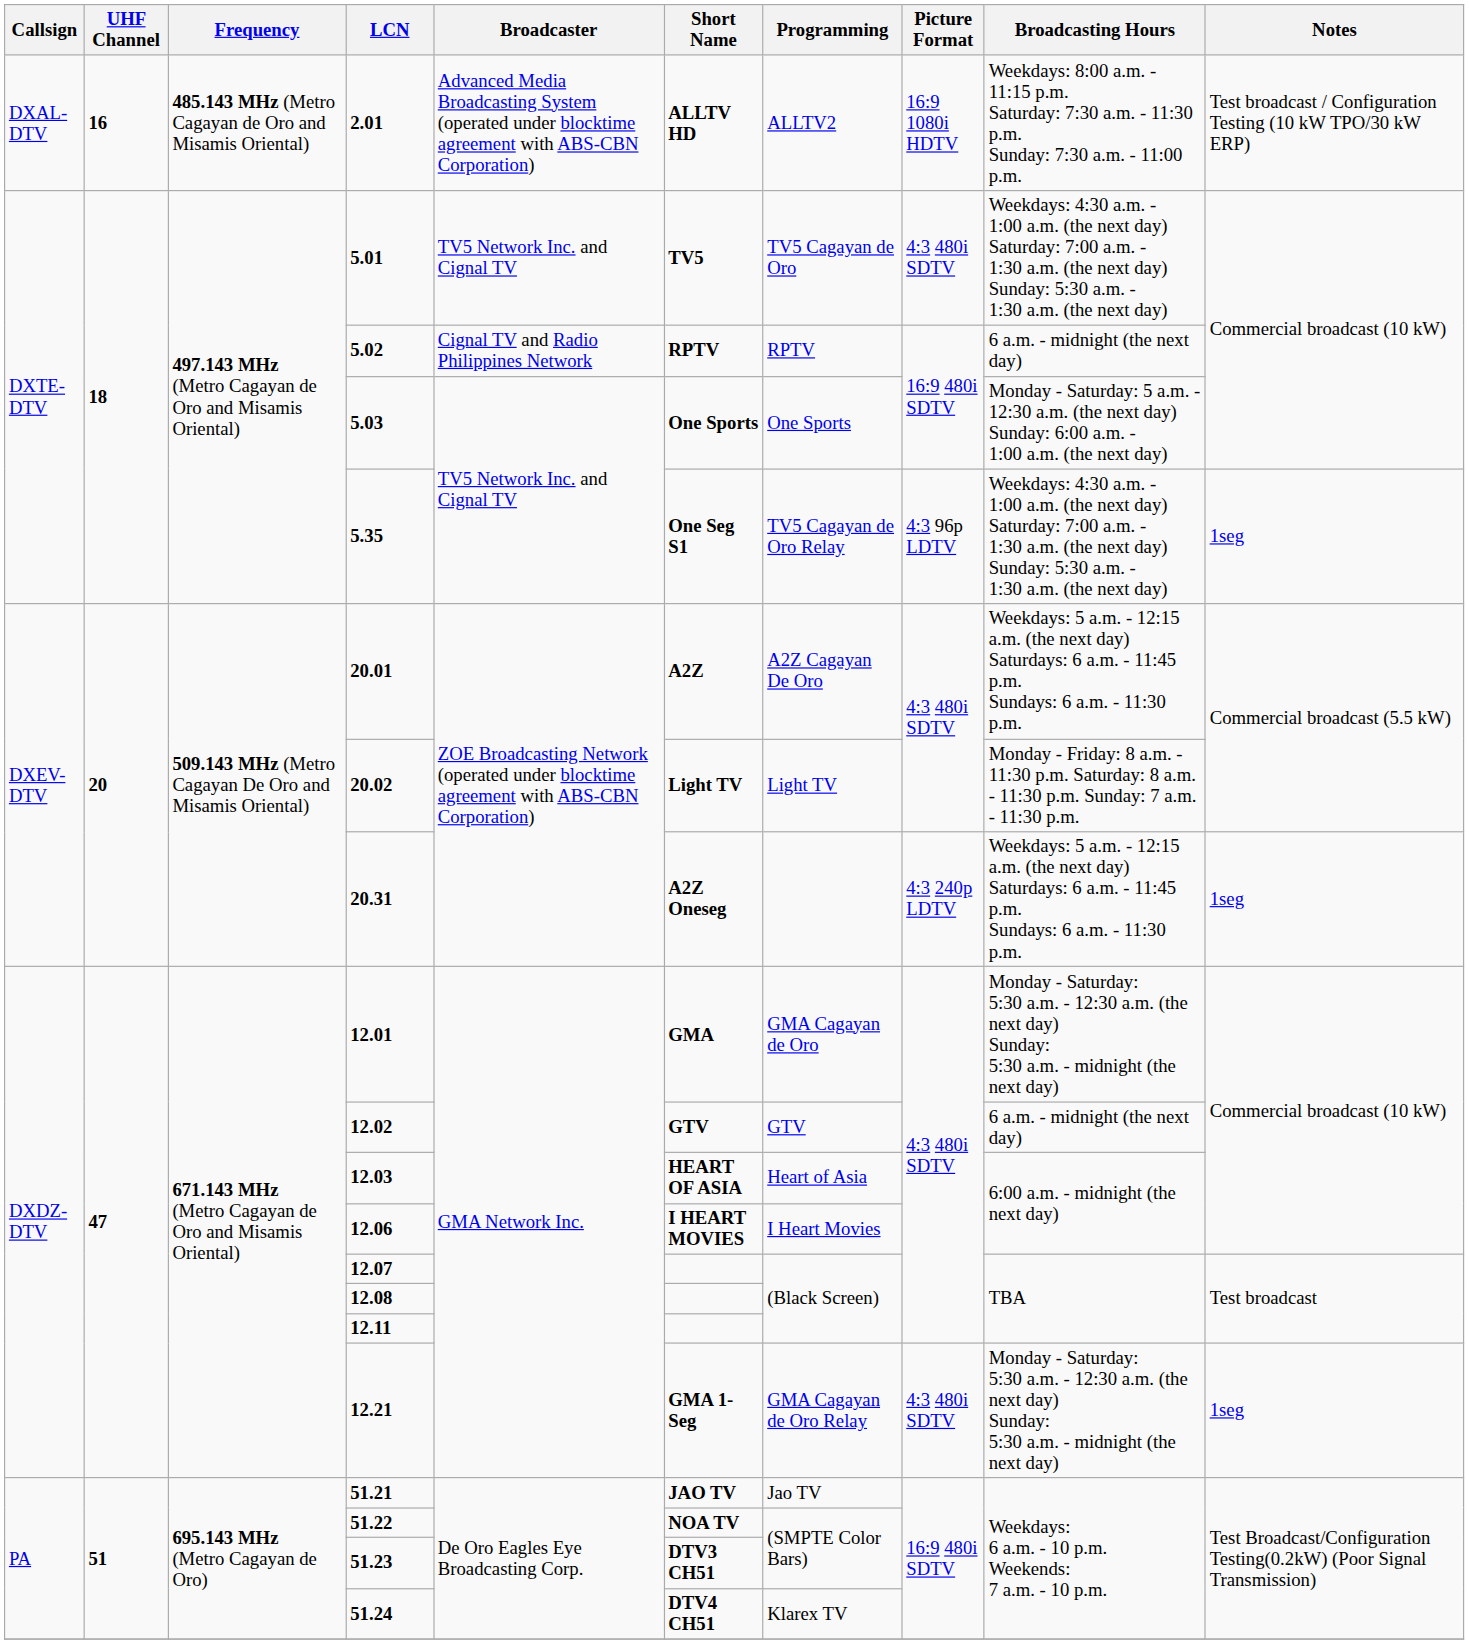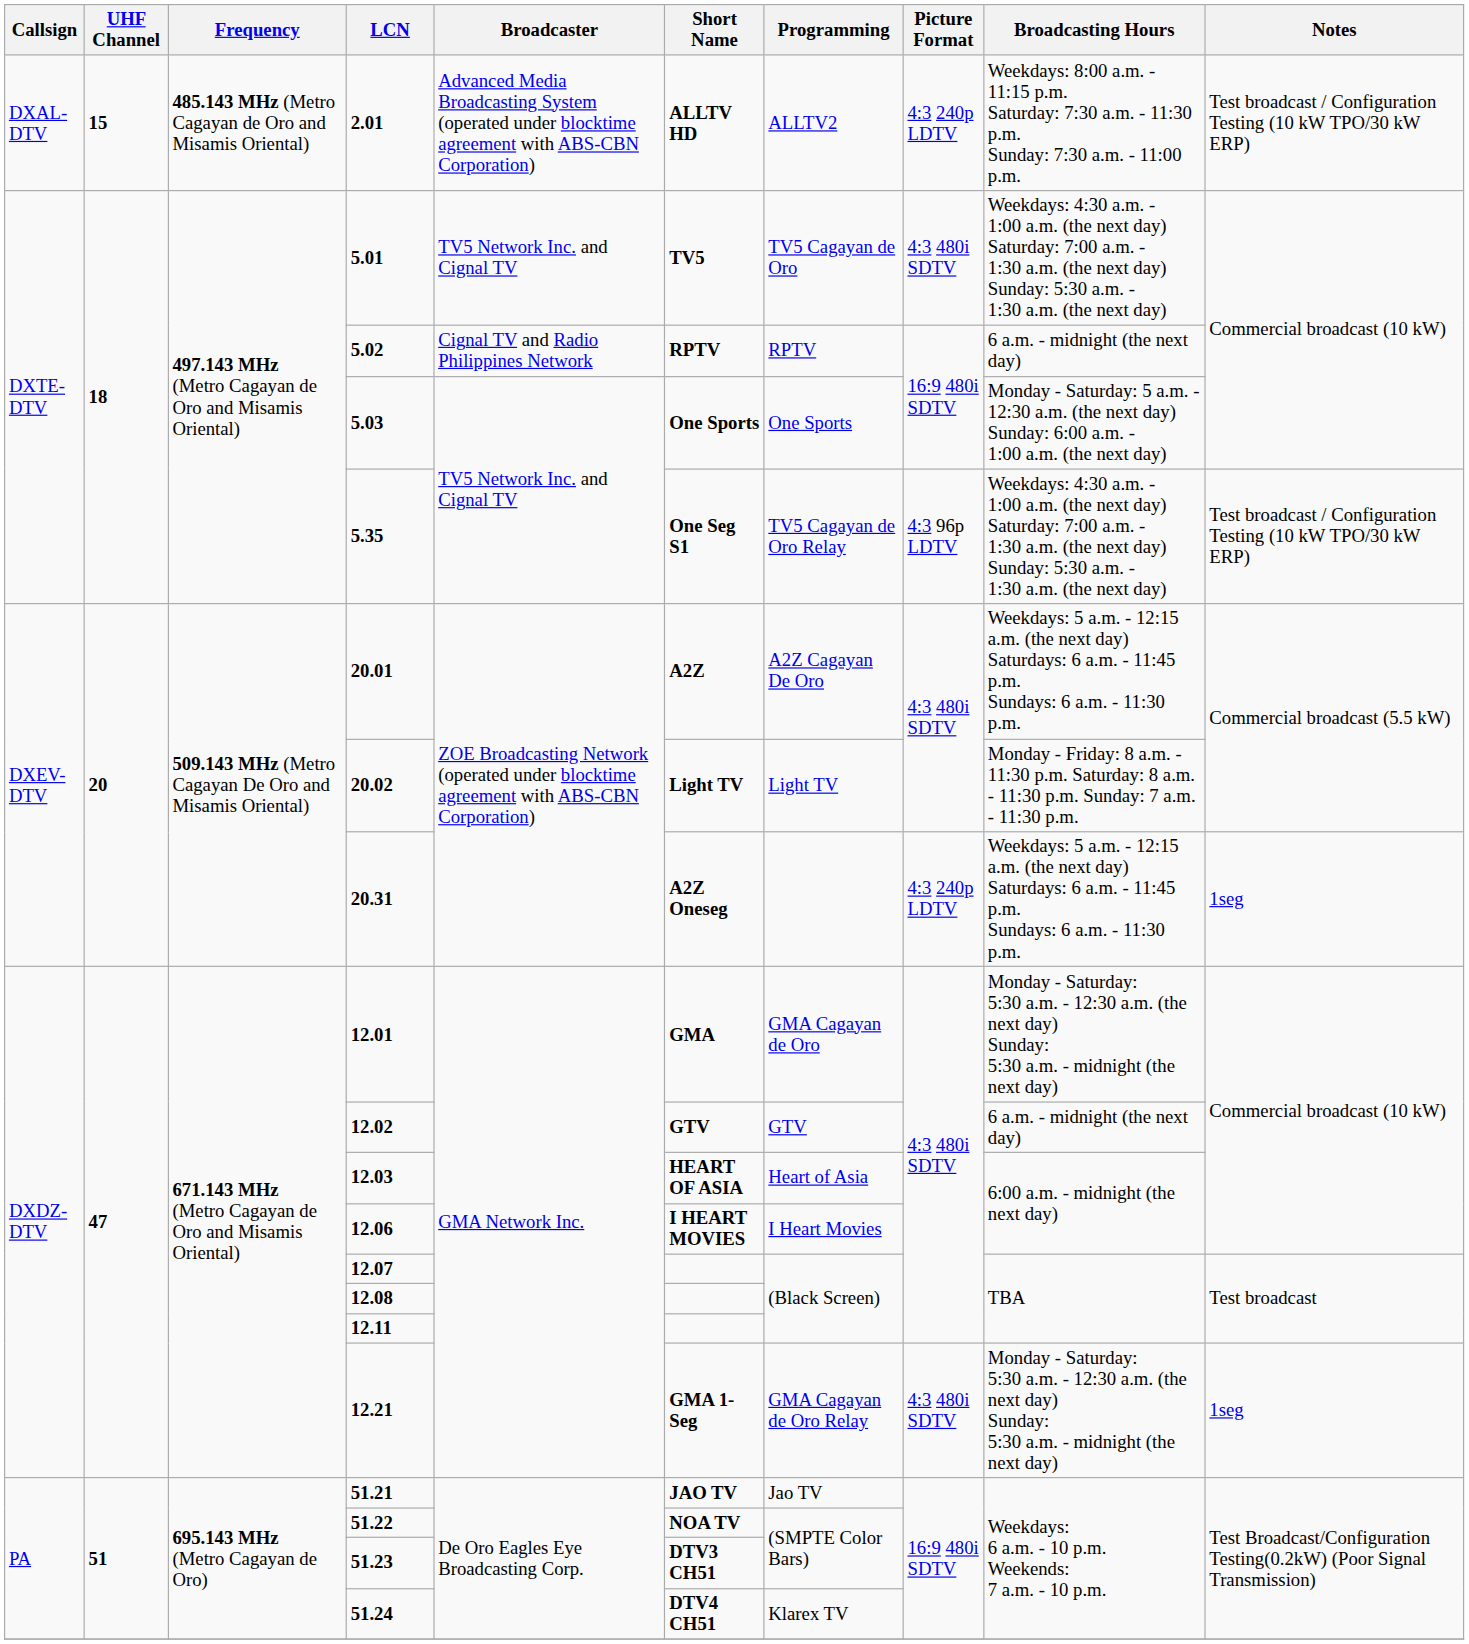(98, 122) 16 -> (98, 122) 15
(932, 122) 16:9 1080i HDTV -> (941, 122) 4:3 240p LDTV
(1227, 536) 1seg -> (1323, 536) Test broadcast / Configuration Testing (10 kW TPO/30 kW ERP)
